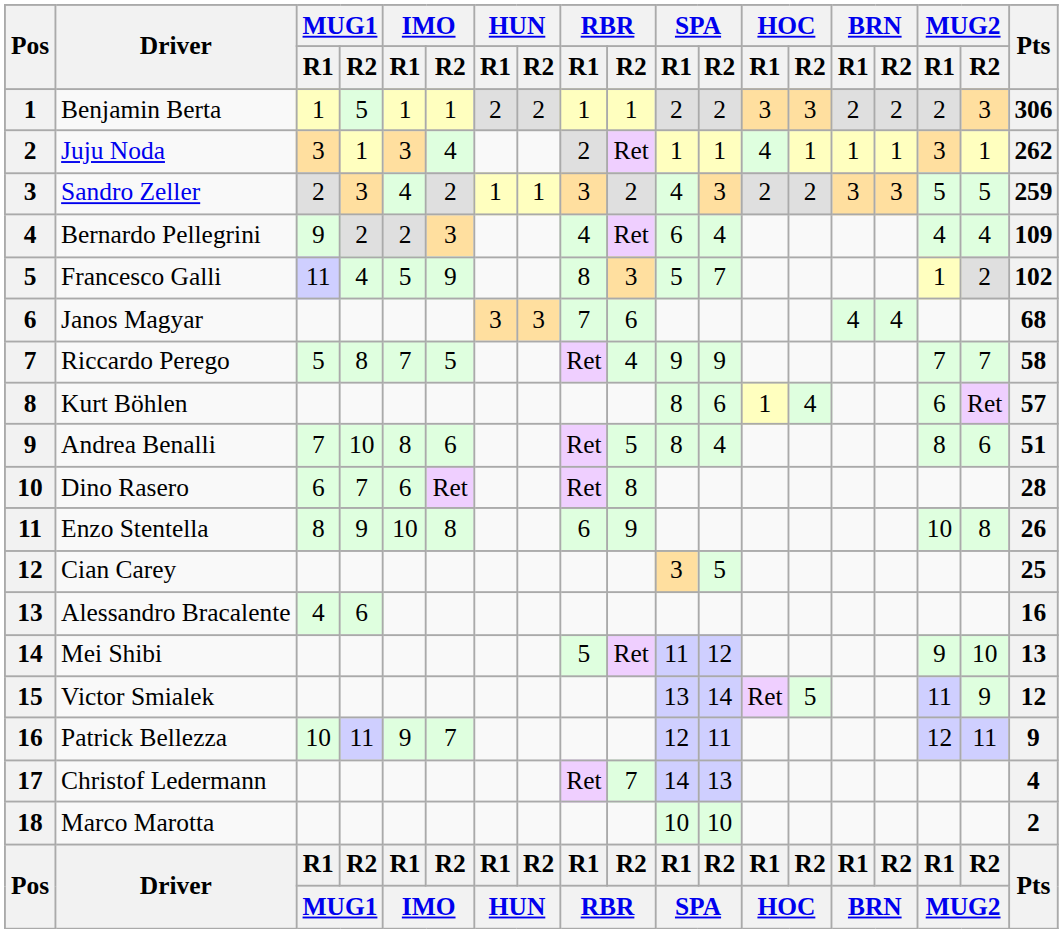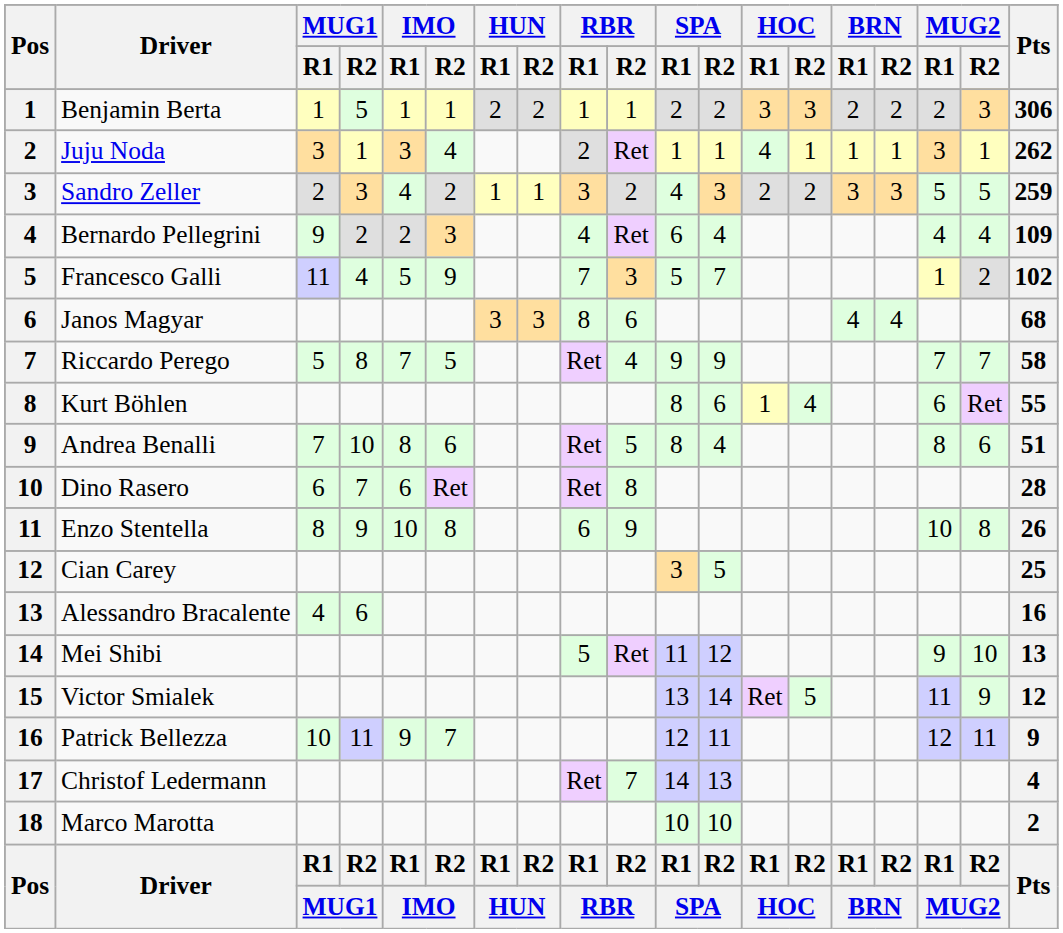(584, 276) 8 -> (584, 276) 7
(584, 318) 7 -> (584, 318) 8
(1033, 402) 57 -> (1033, 402) 55
